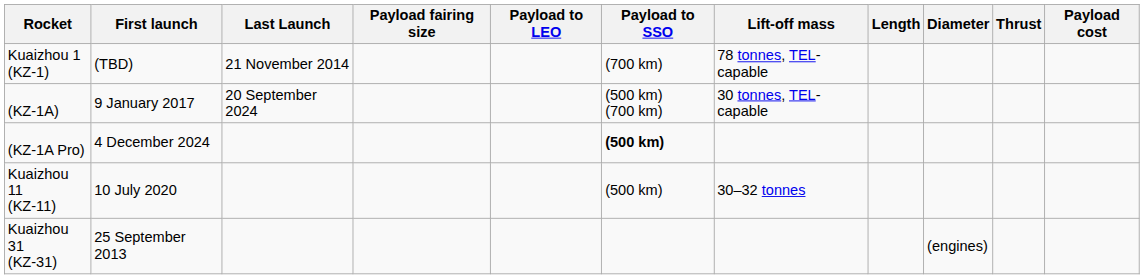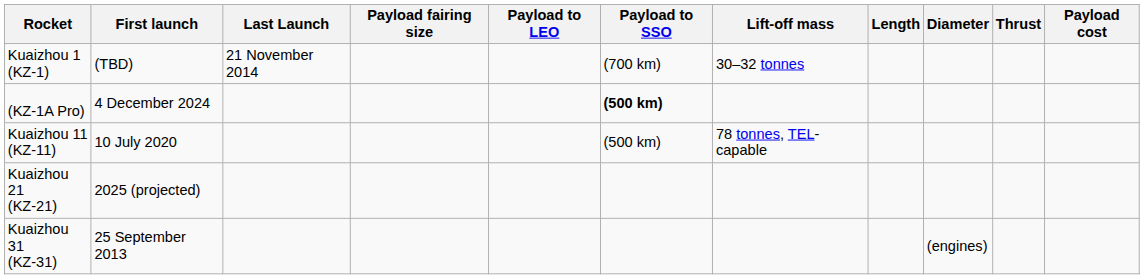(769, 63) 78 tonnes, TEL-capable -> (760, 63) 30–32 tonnes
- row: (33, 111)
(761, 190) 30–32 tonnes -> (768, 142) 78 tonnes, TEL-capable
+ row: (38, 190)
